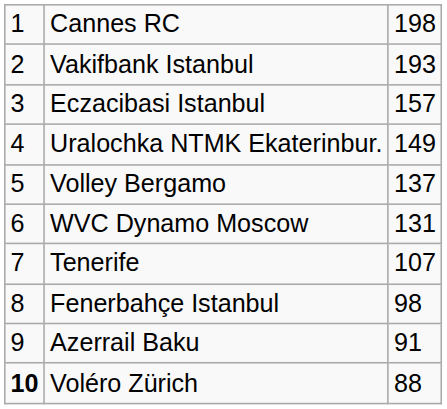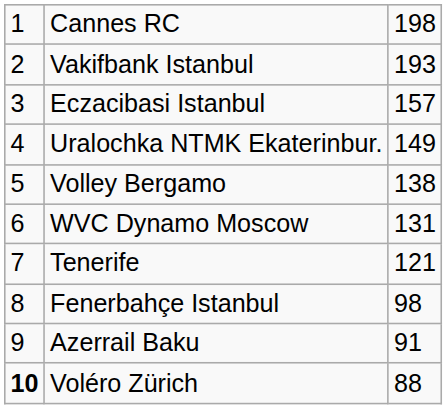(415, 183) 137 -> (415, 183) 138
(415, 263) 107 -> (415, 263) 121
